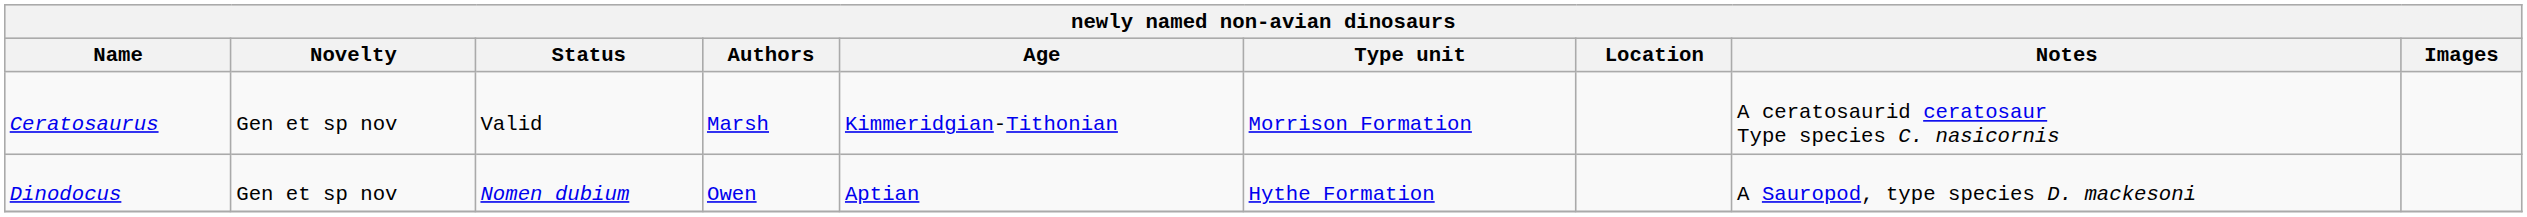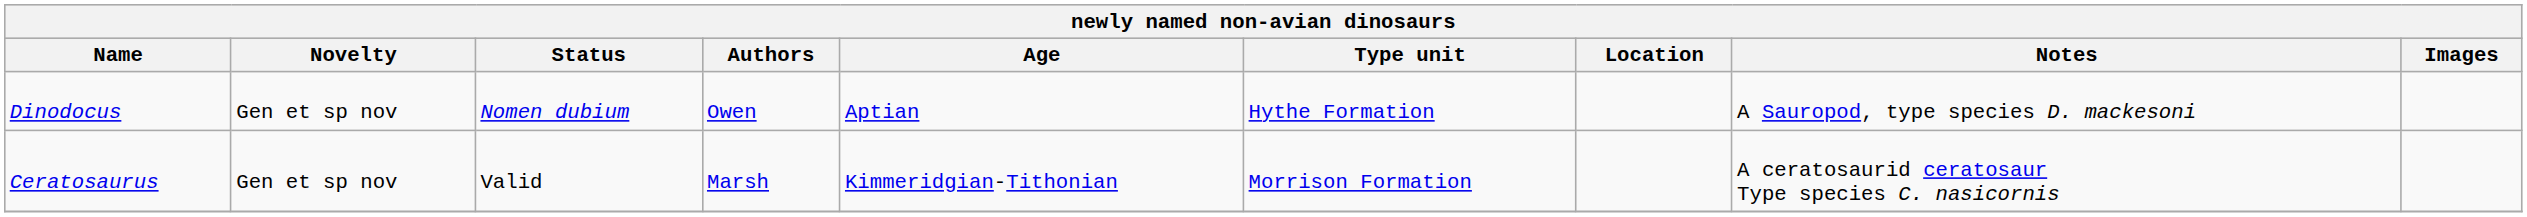rows swapped: (84, 125) <-> (66, 194)
